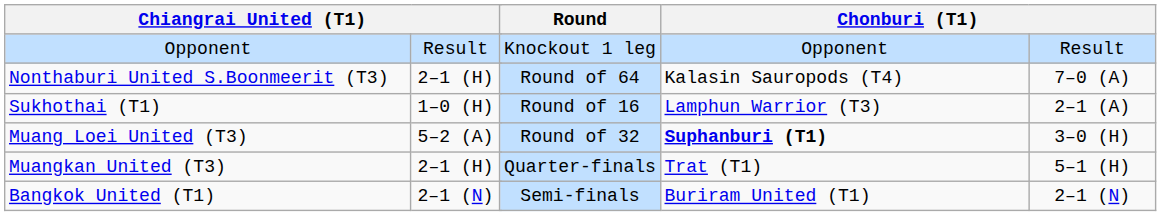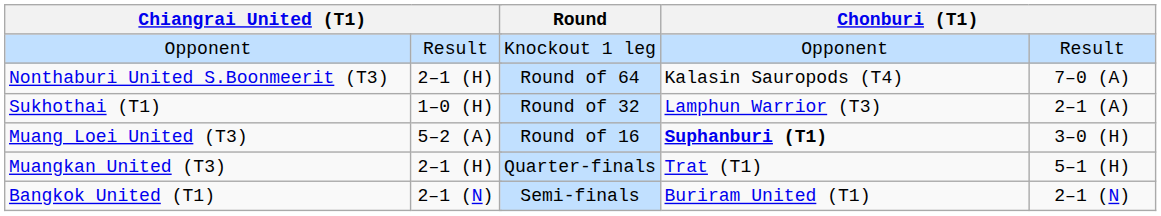(580, 108) Round of 16 -> (580, 108) Round of 32
(580, 137) Round of 32 -> (580, 137) Round of 16
